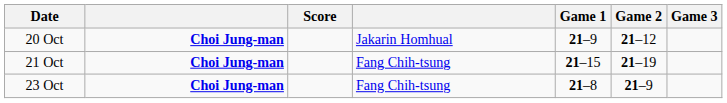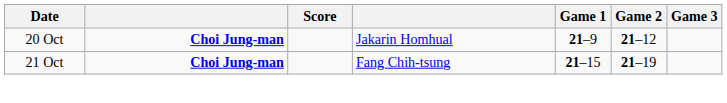- row: (45, 86)
